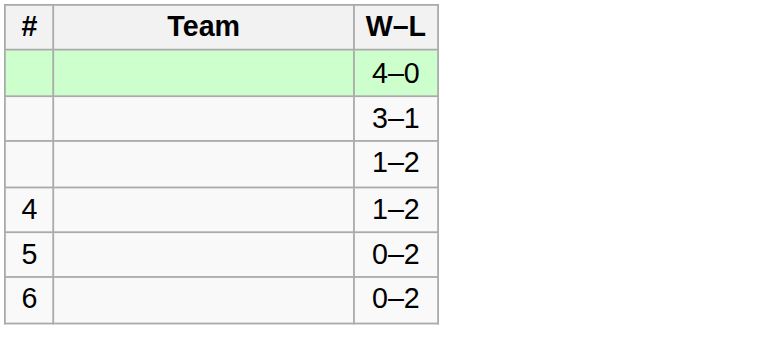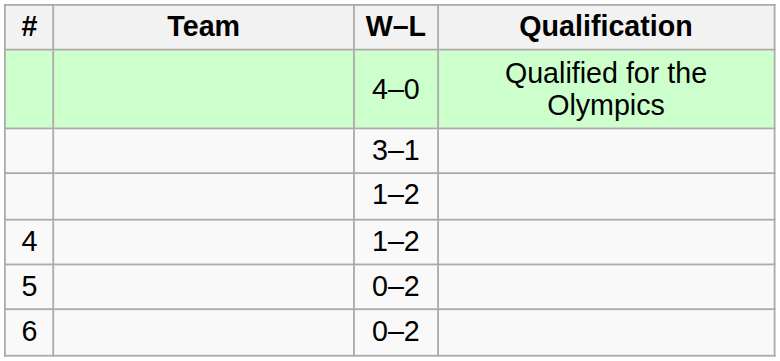+ column: (606, 27)
